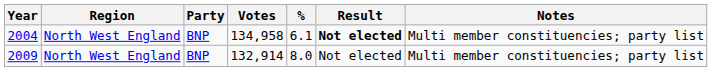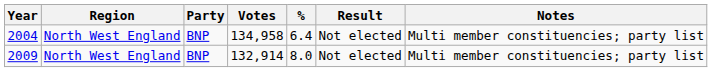(301, 35) 6.1 -> (301, 35) 6.4
(360, 35) bold -> (360, 35) normal
